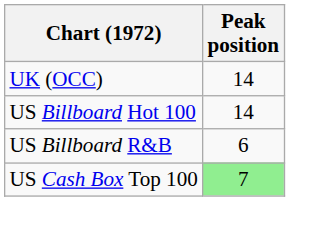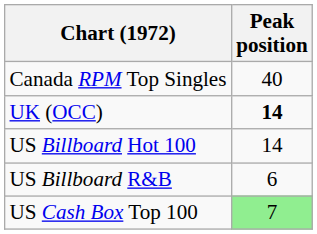+ row: (118, 78)
(243, 78) normal -> (272, 111) bold
